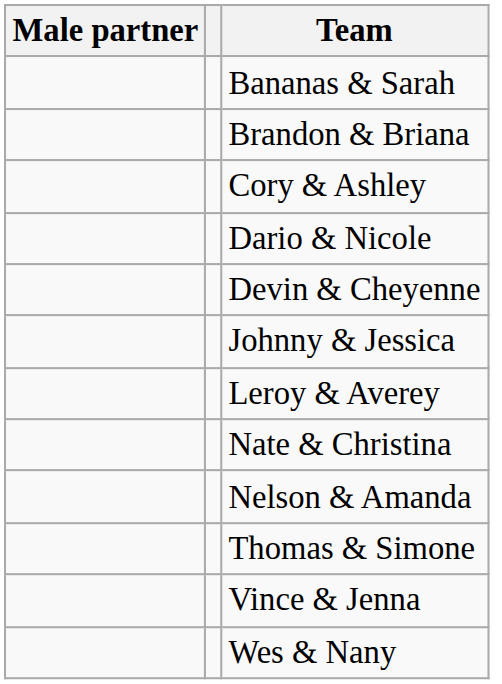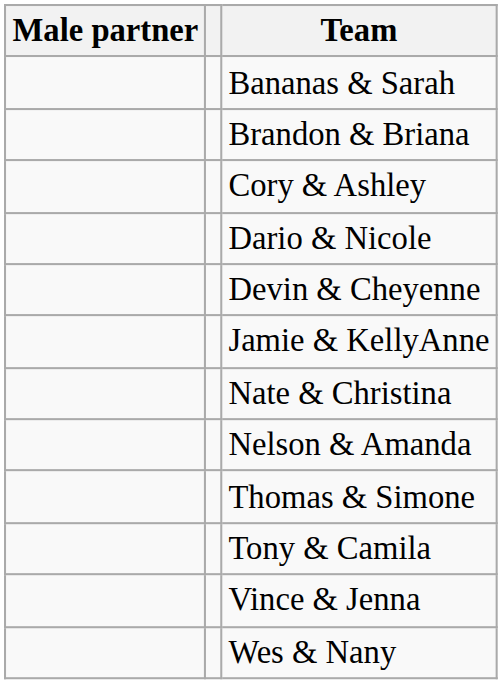+ row: (359, 340)
- row: (342, 340)
- row: (334, 392)
+ row: (330, 548)
